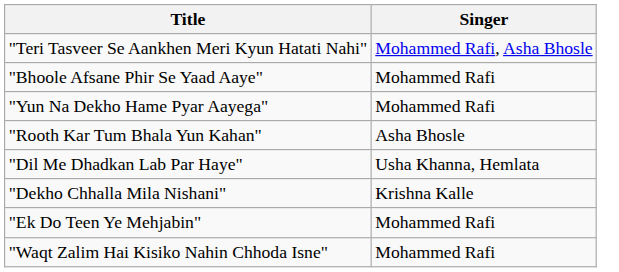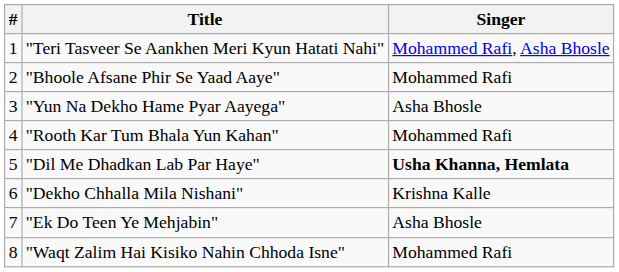+ column: (13, 19)
(435, 106) Mohammed Rafi -> (437, 106) Asha Bhosle
(420, 135) Asha Bhosle -> (452, 135) Mohammed Rafi
(457, 164) normal -> (481, 164) bold
(435, 222) Mohammed Rafi -> (437, 222) Asha Bhosle
